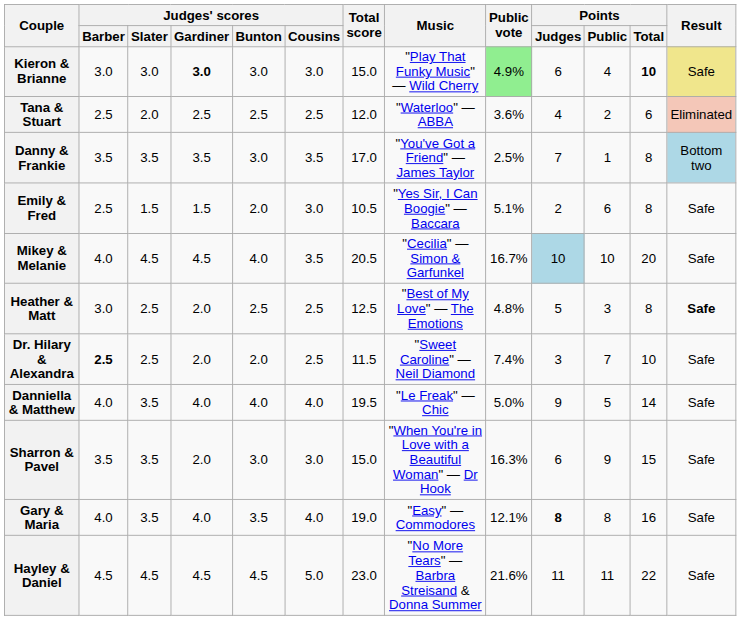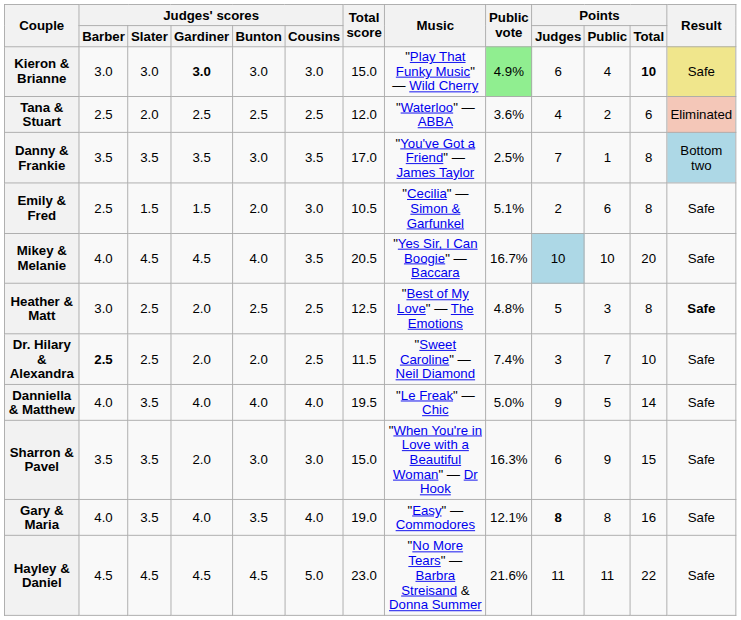(435, 208) "Yes Sir, I Can Boogie" — Baccara -> (435, 208) "Cecilia" — Simon & Garfunkel
(435, 259) "Cecilia" — Simon & Garfunkel -> (435, 259) "Yes Sir, I Can Boogie" — Baccara
